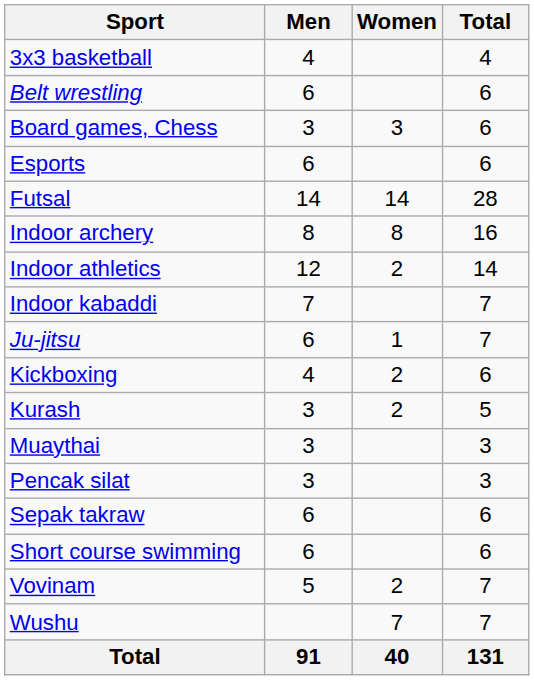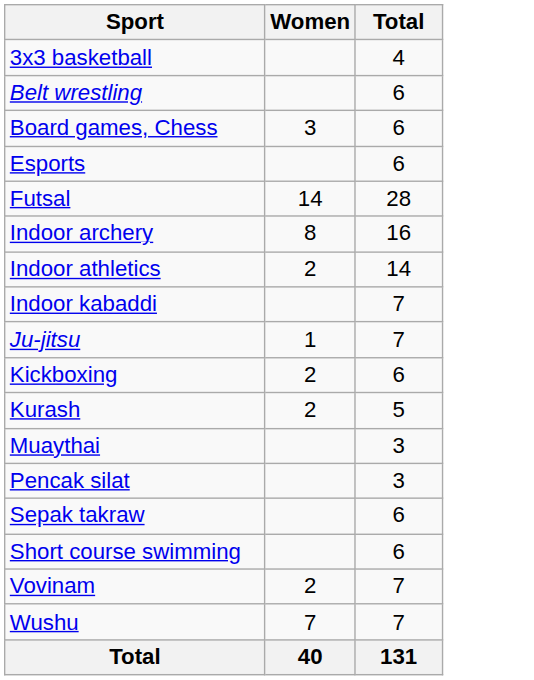- column: (308, 22)
